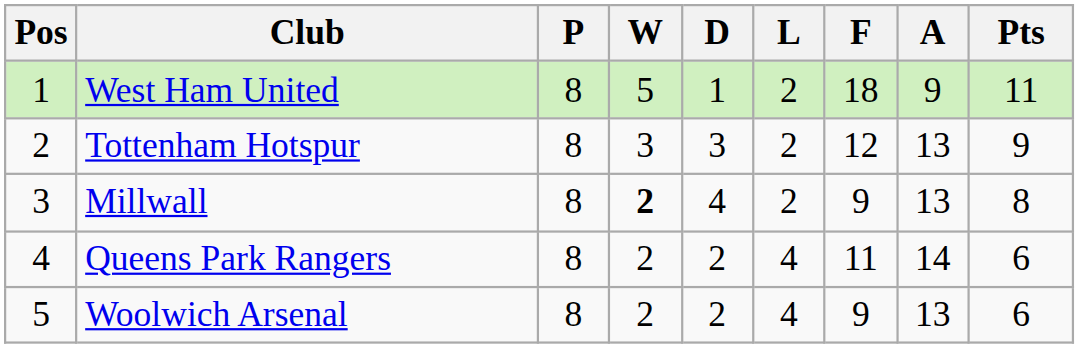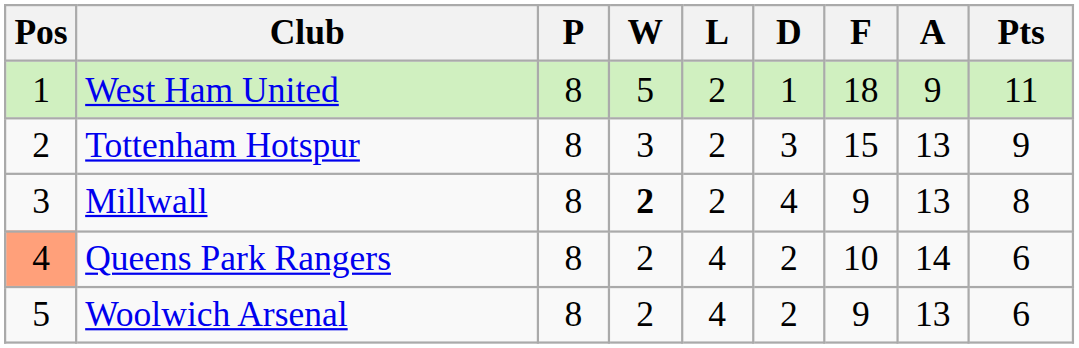columns swapped: (717, 32) <-> (789, 32)
(861, 145) 12 -> (861, 145) 15
(41, 257) no background -> (41, 257) lightsalmon background
(861, 257) 11 -> (861, 257) 10
